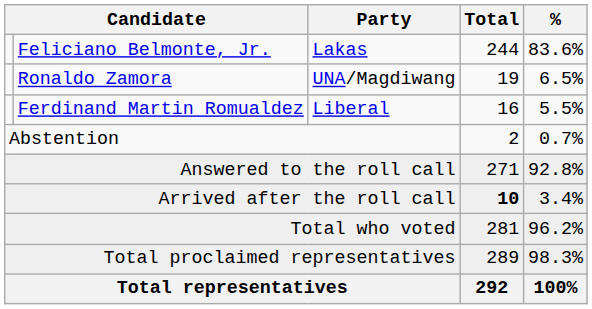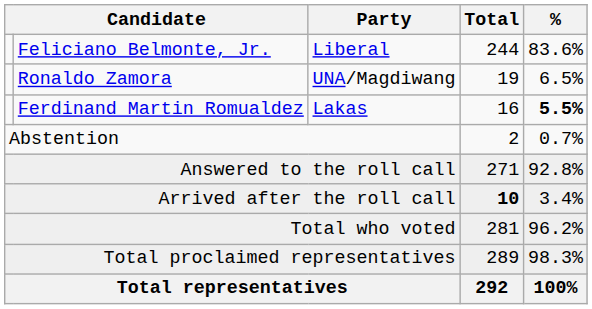(340, 50) Lakas -> (351, 50) Liberal
(351, 109) Liberal -> (340, 109) Lakas
(561, 109) normal -> (561, 109) bold
